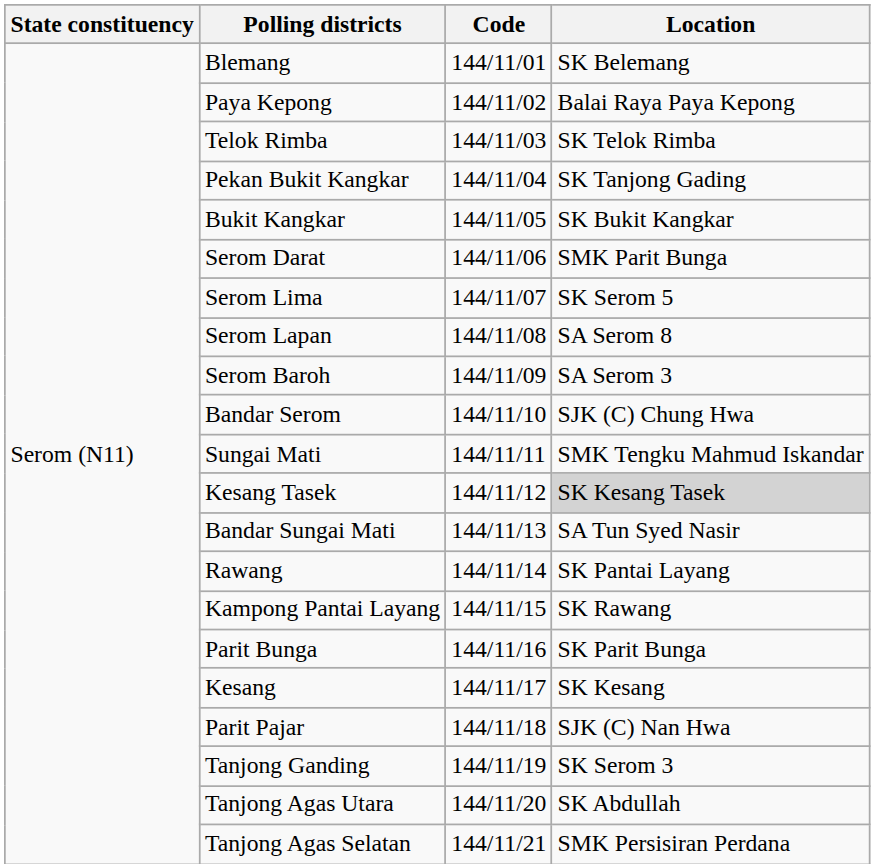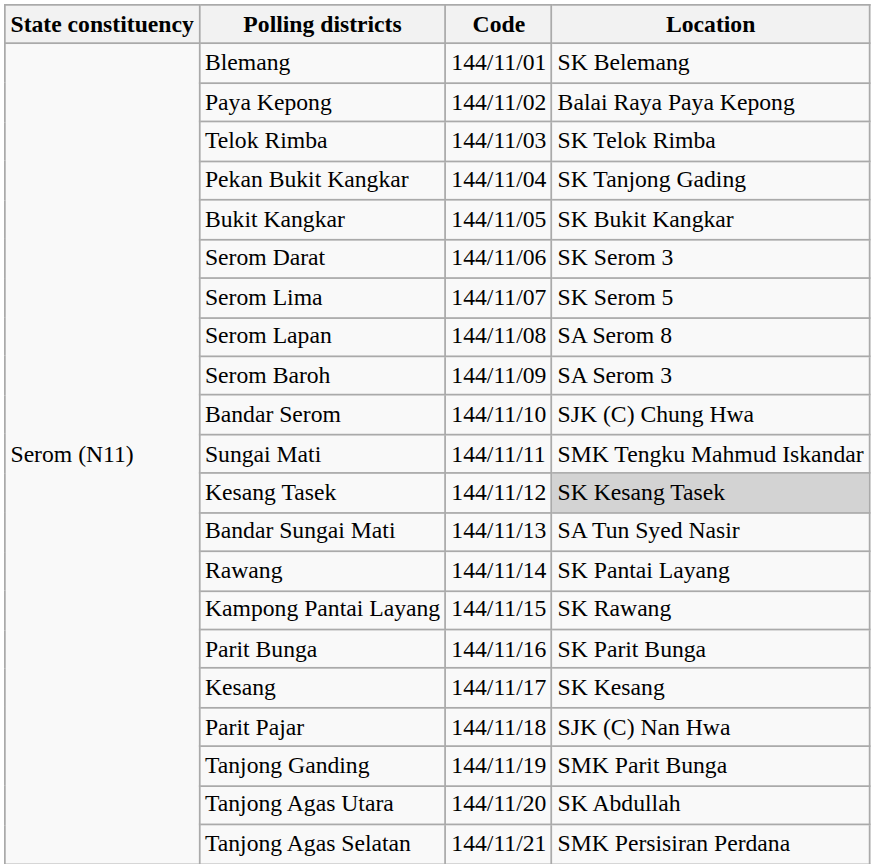(642, 257) SMK Parit Bunga -> (615, 257) SK Serom 3
(615, 765) SK Serom 3 -> (642, 765) SMK Parit Bunga
